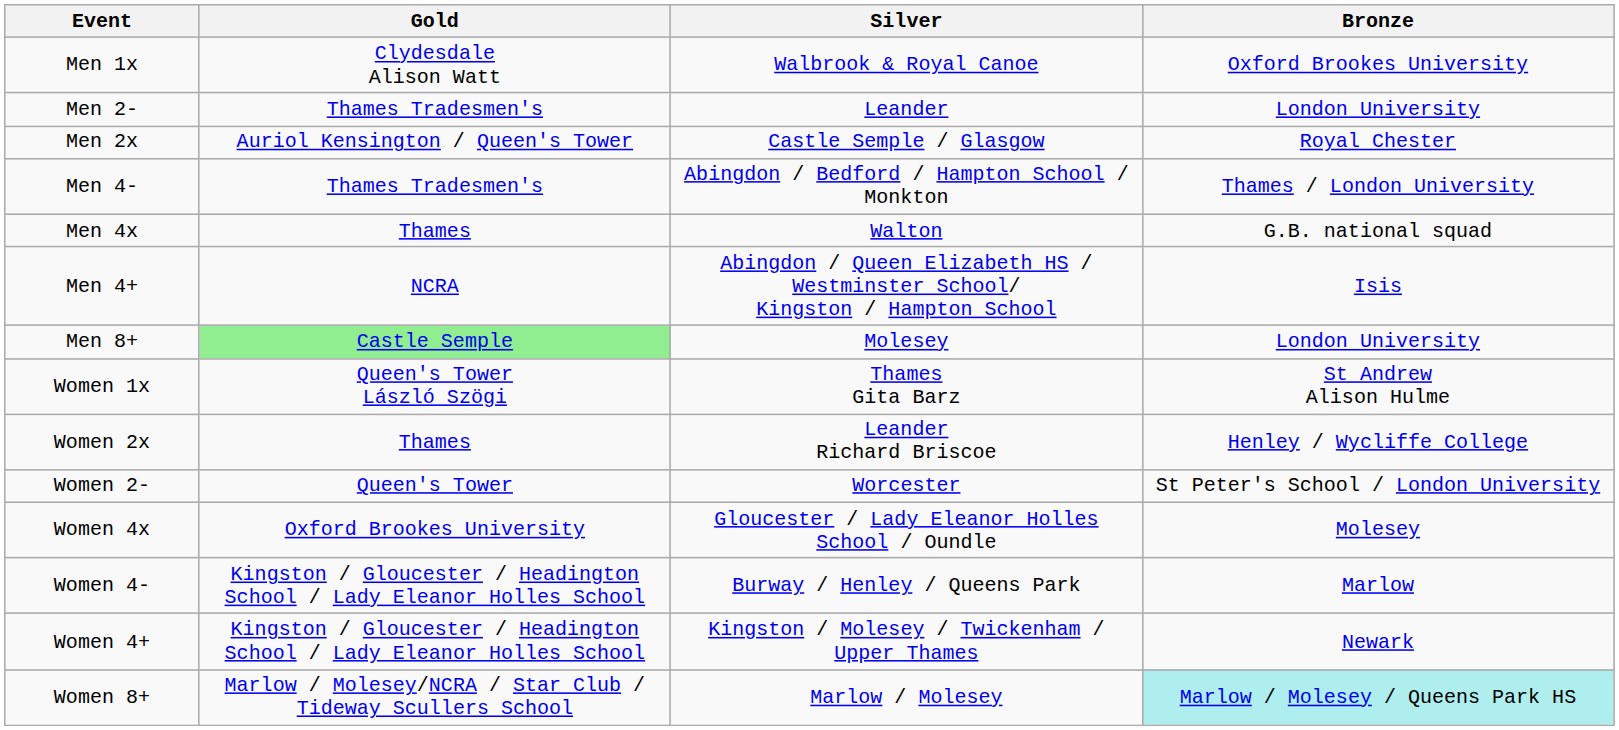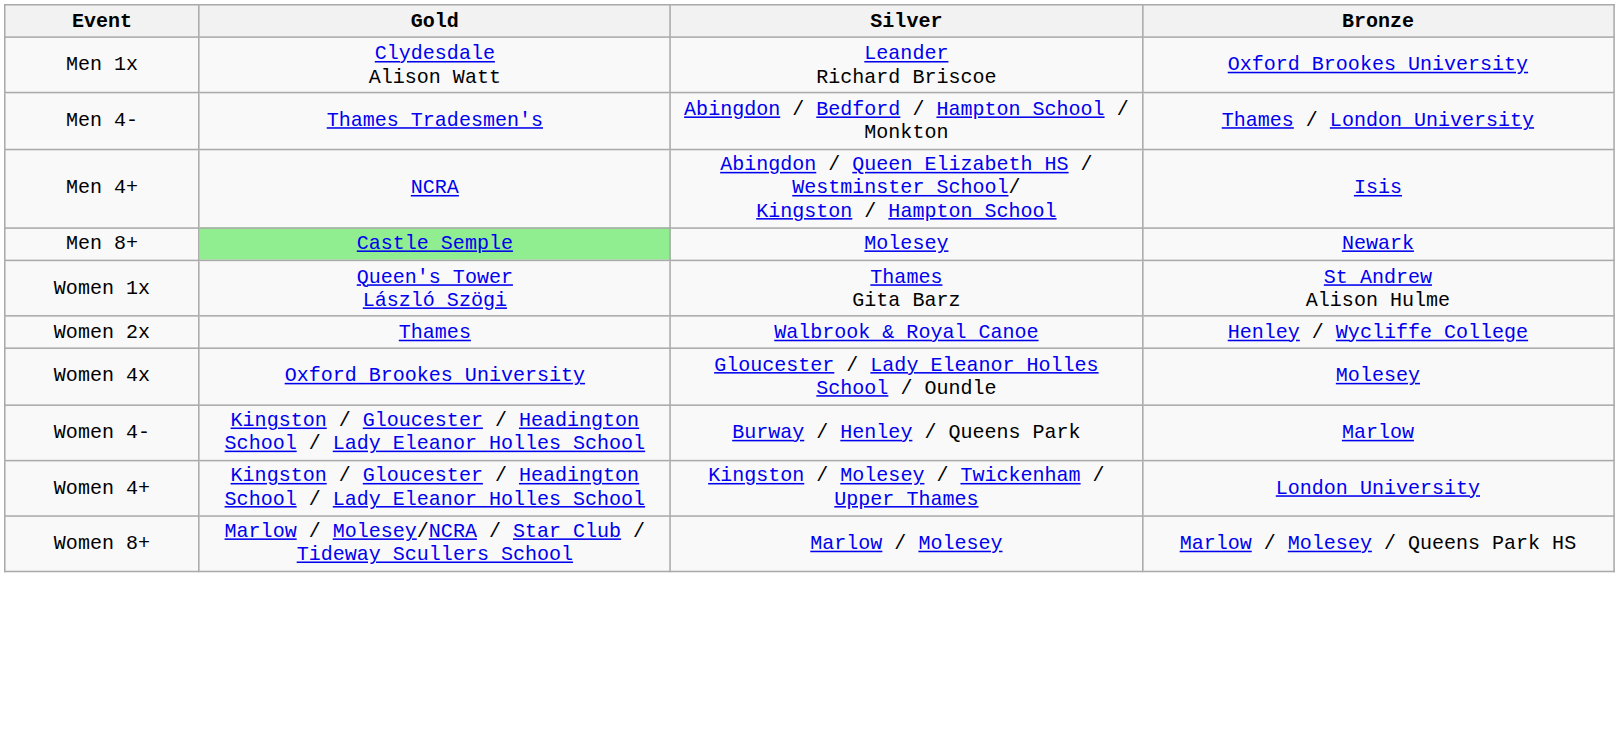(906, 65) Walbrook & Royal Canoe -> (906, 65) Leander Richard Briscoe
- row: (102, 109)
- row: (102, 142)
- row: (102, 230)
(1378, 342) London University -> (1378, 244) Newark
(906, 442) Leander Richard Briscoe -> (906, 332) Walbrook & Royal Canoe
- row: (102, 486)
(1378, 642) Newark -> (1378, 488) London University
(1378, 697) paleturquoise background -> (1378, 544) no background
